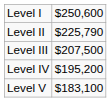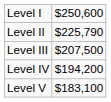(79, 69) $195,200 -> (79, 69) $194,200
